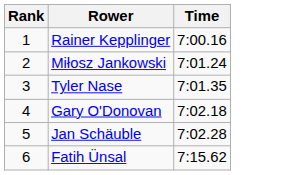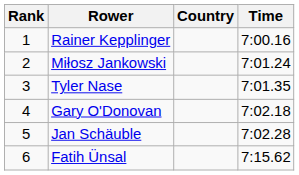+ column: (206, 16)
